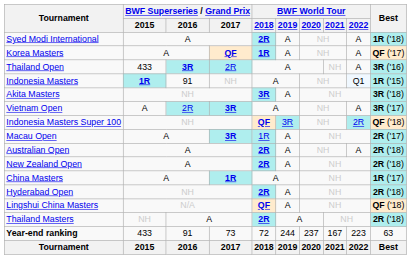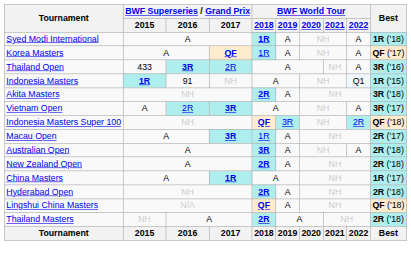(264, 39) 2R -> (264, 39) 1R
(264, 53) bold -> (264, 53) normal
(264, 95) 3R -> (264, 95) 2R
(264, 150) 2R -> (264, 150) 3R
- row: (42, 234)
